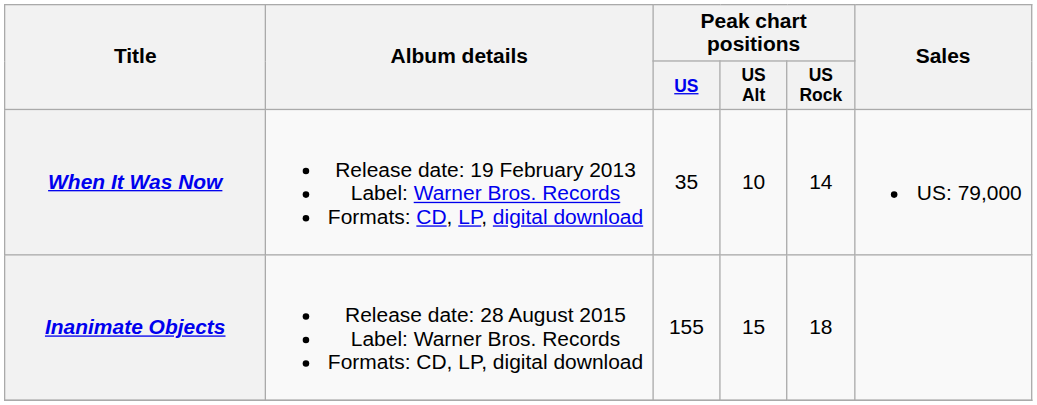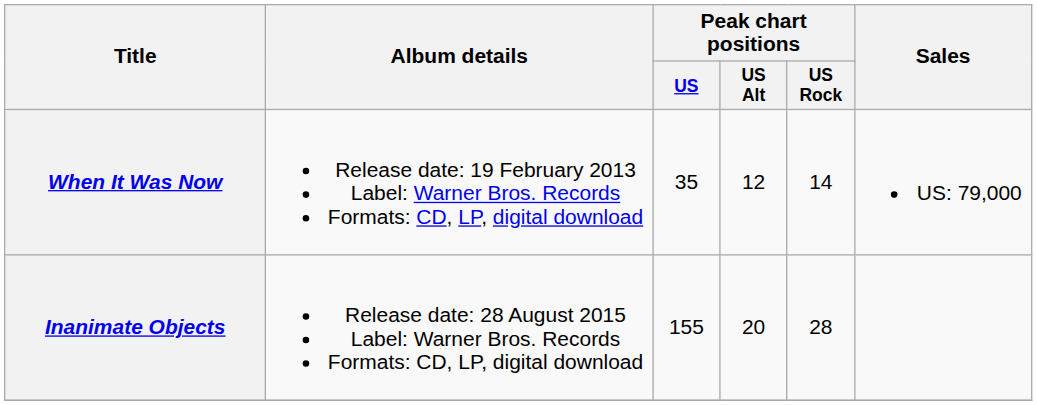(754, 181) 10 -> (754, 181) 12
(754, 327) 15 -> (754, 327) 20
(821, 327) 18 -> (821, 327) 28
